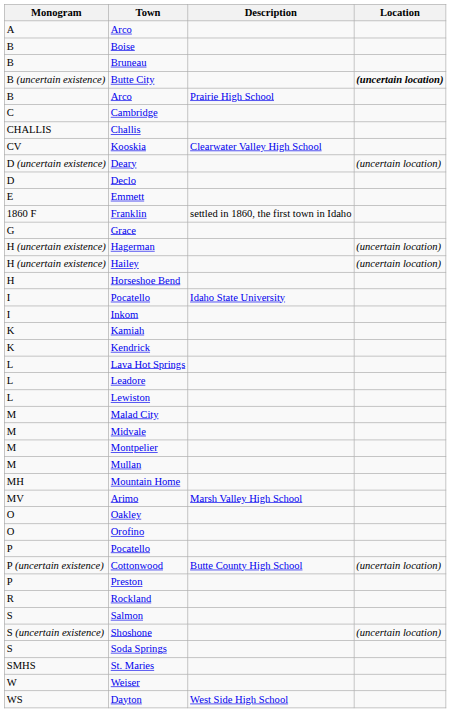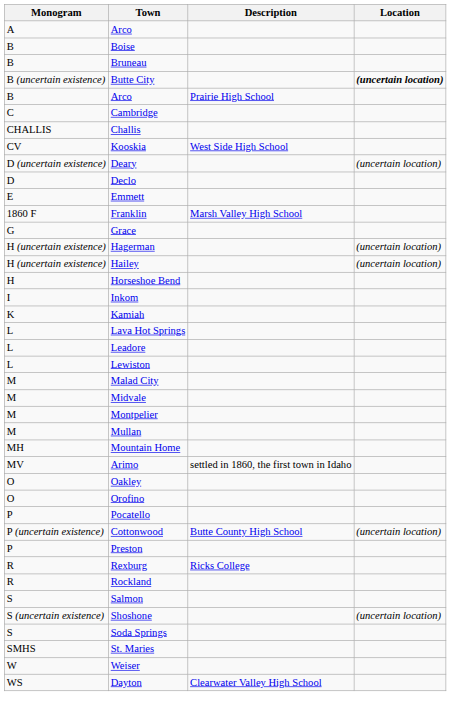(256, 146) Clearwater Valley High School -> (239, 146) West Side High School
(271, 213) settled in 1860, the first town in Idaho -> (246, 213) Marsh Valley High School
- row: (9, 297)
- row: (11, 347)
(246, 498) Marsh Valley High School -> (271, 465) settled in 1860, the first town in Idaho
+ row: (10, 565)
(239, 699) West Side High School -> (256, 682) Clearwater Valley High School
